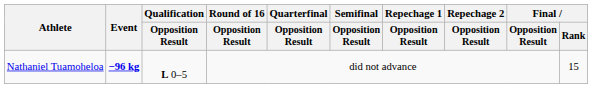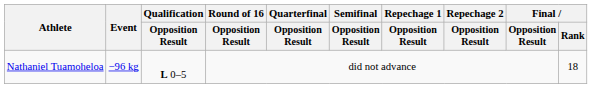(124, 67) bold -> (124, 67) normal
(573, 67) 15 -> (573, 67) 18
